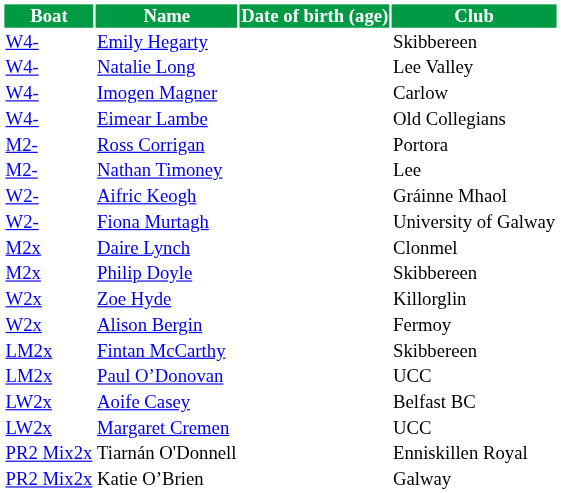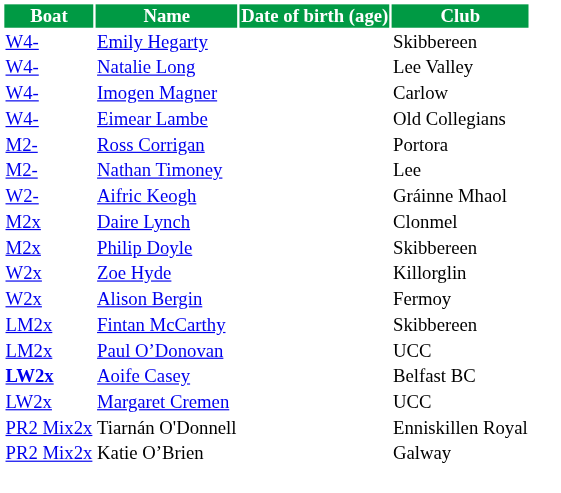- row: (153, 221)
(29, 402) normal -> (30, 376) bold
